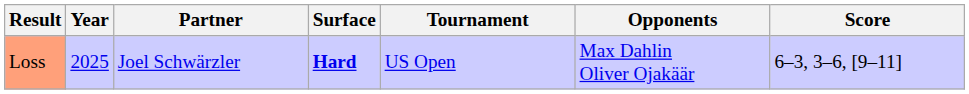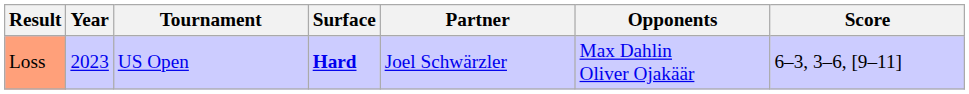columns swapped: (478, 19) <-> (211, 19)
(90, 62) 2025 -> (90, 62) 2023
